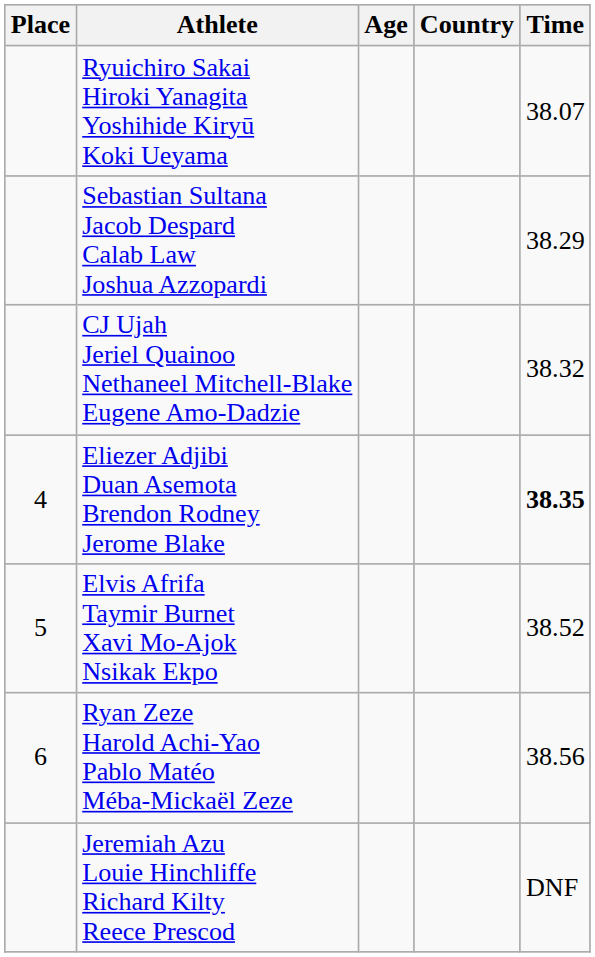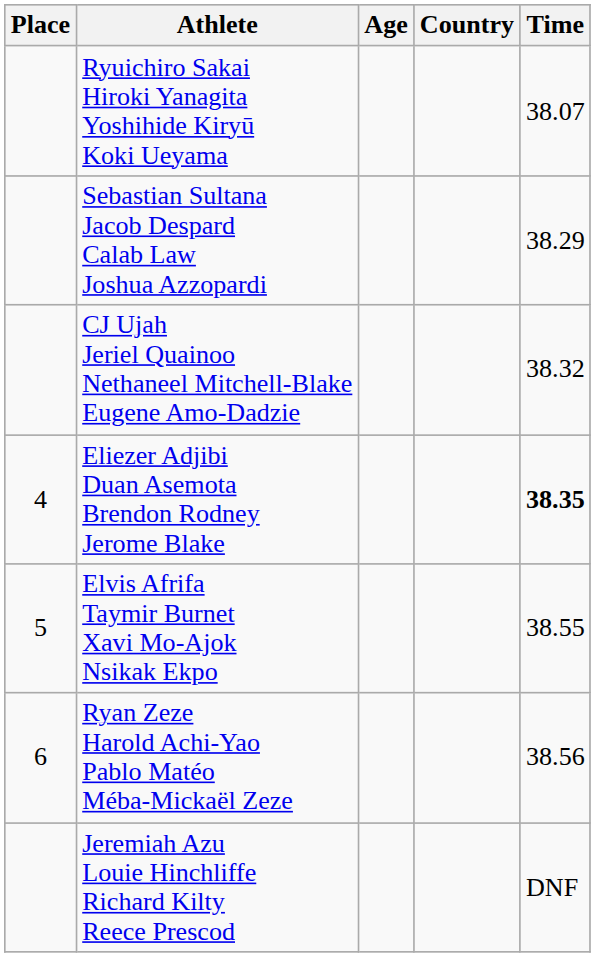(555, 628) 38.52 -> (555, 628) 38.55
